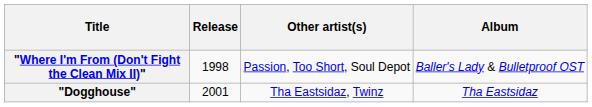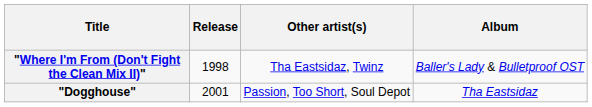(327, 66) Passion, Too Short, Soul Depot -> (327, 66) Tha Eastsidaz, Twinz
(327, 92) Tha Eastsidaz, Twinz -> (327, 92) Passion, Too Short, Soul Depot
